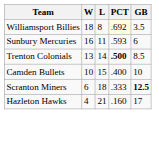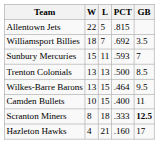+ row: (34, 27)
(100, 27) 8 -> (103, 42) 7
(119, 27) lightyellow background -> (122, 42) no background
(89, 42) 16 -> (92, 57) 15
(135, 42) 6 -> (138, 57) 7
(102, 57) 14 -> (105, 72) 13
(119, 57) bold -> (122, 72) normal
+ row: (45, 87)
(138, 72) 10 -> (141, 102) 11
(86, 87) 6 -> (89, 117) 8
